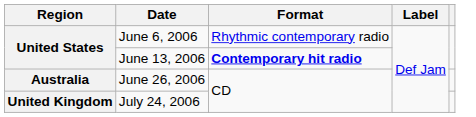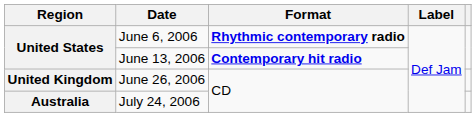(300, 36) normal -> (308, 36) bold
(60, 79) Australia -> (60, 79) United Kingdom
(60, 101) United Kingdom -> (60, 101) Australia
